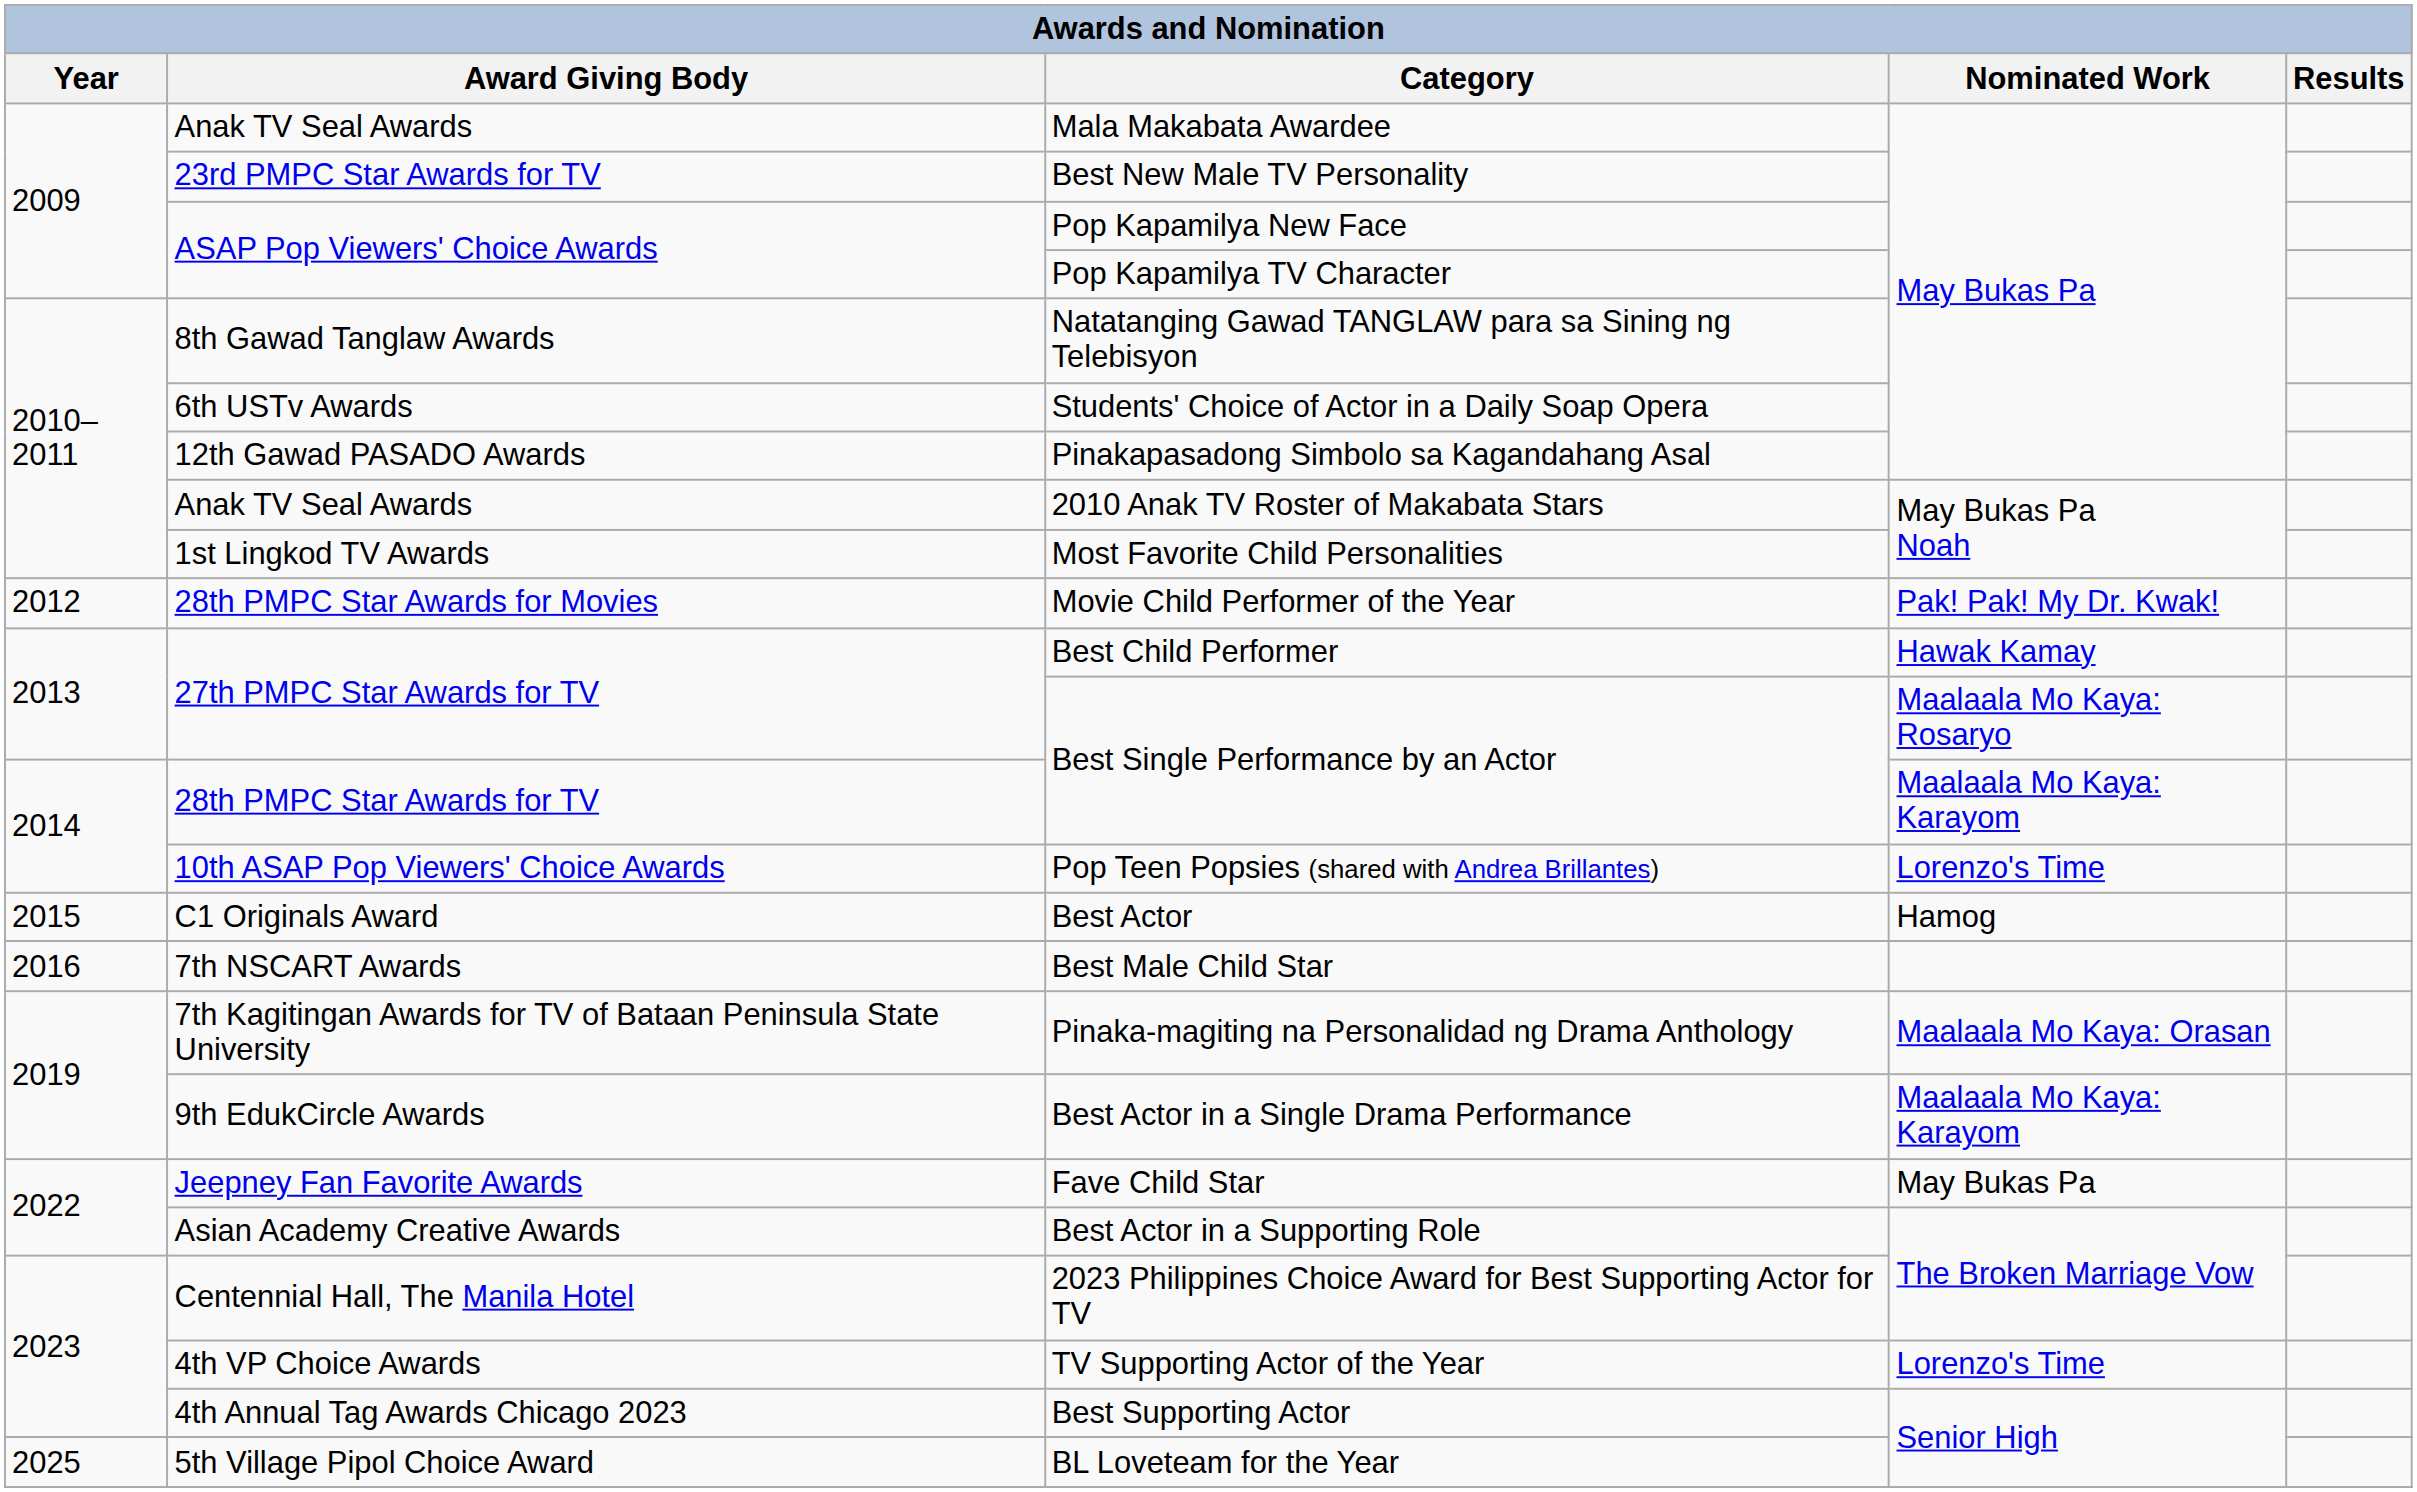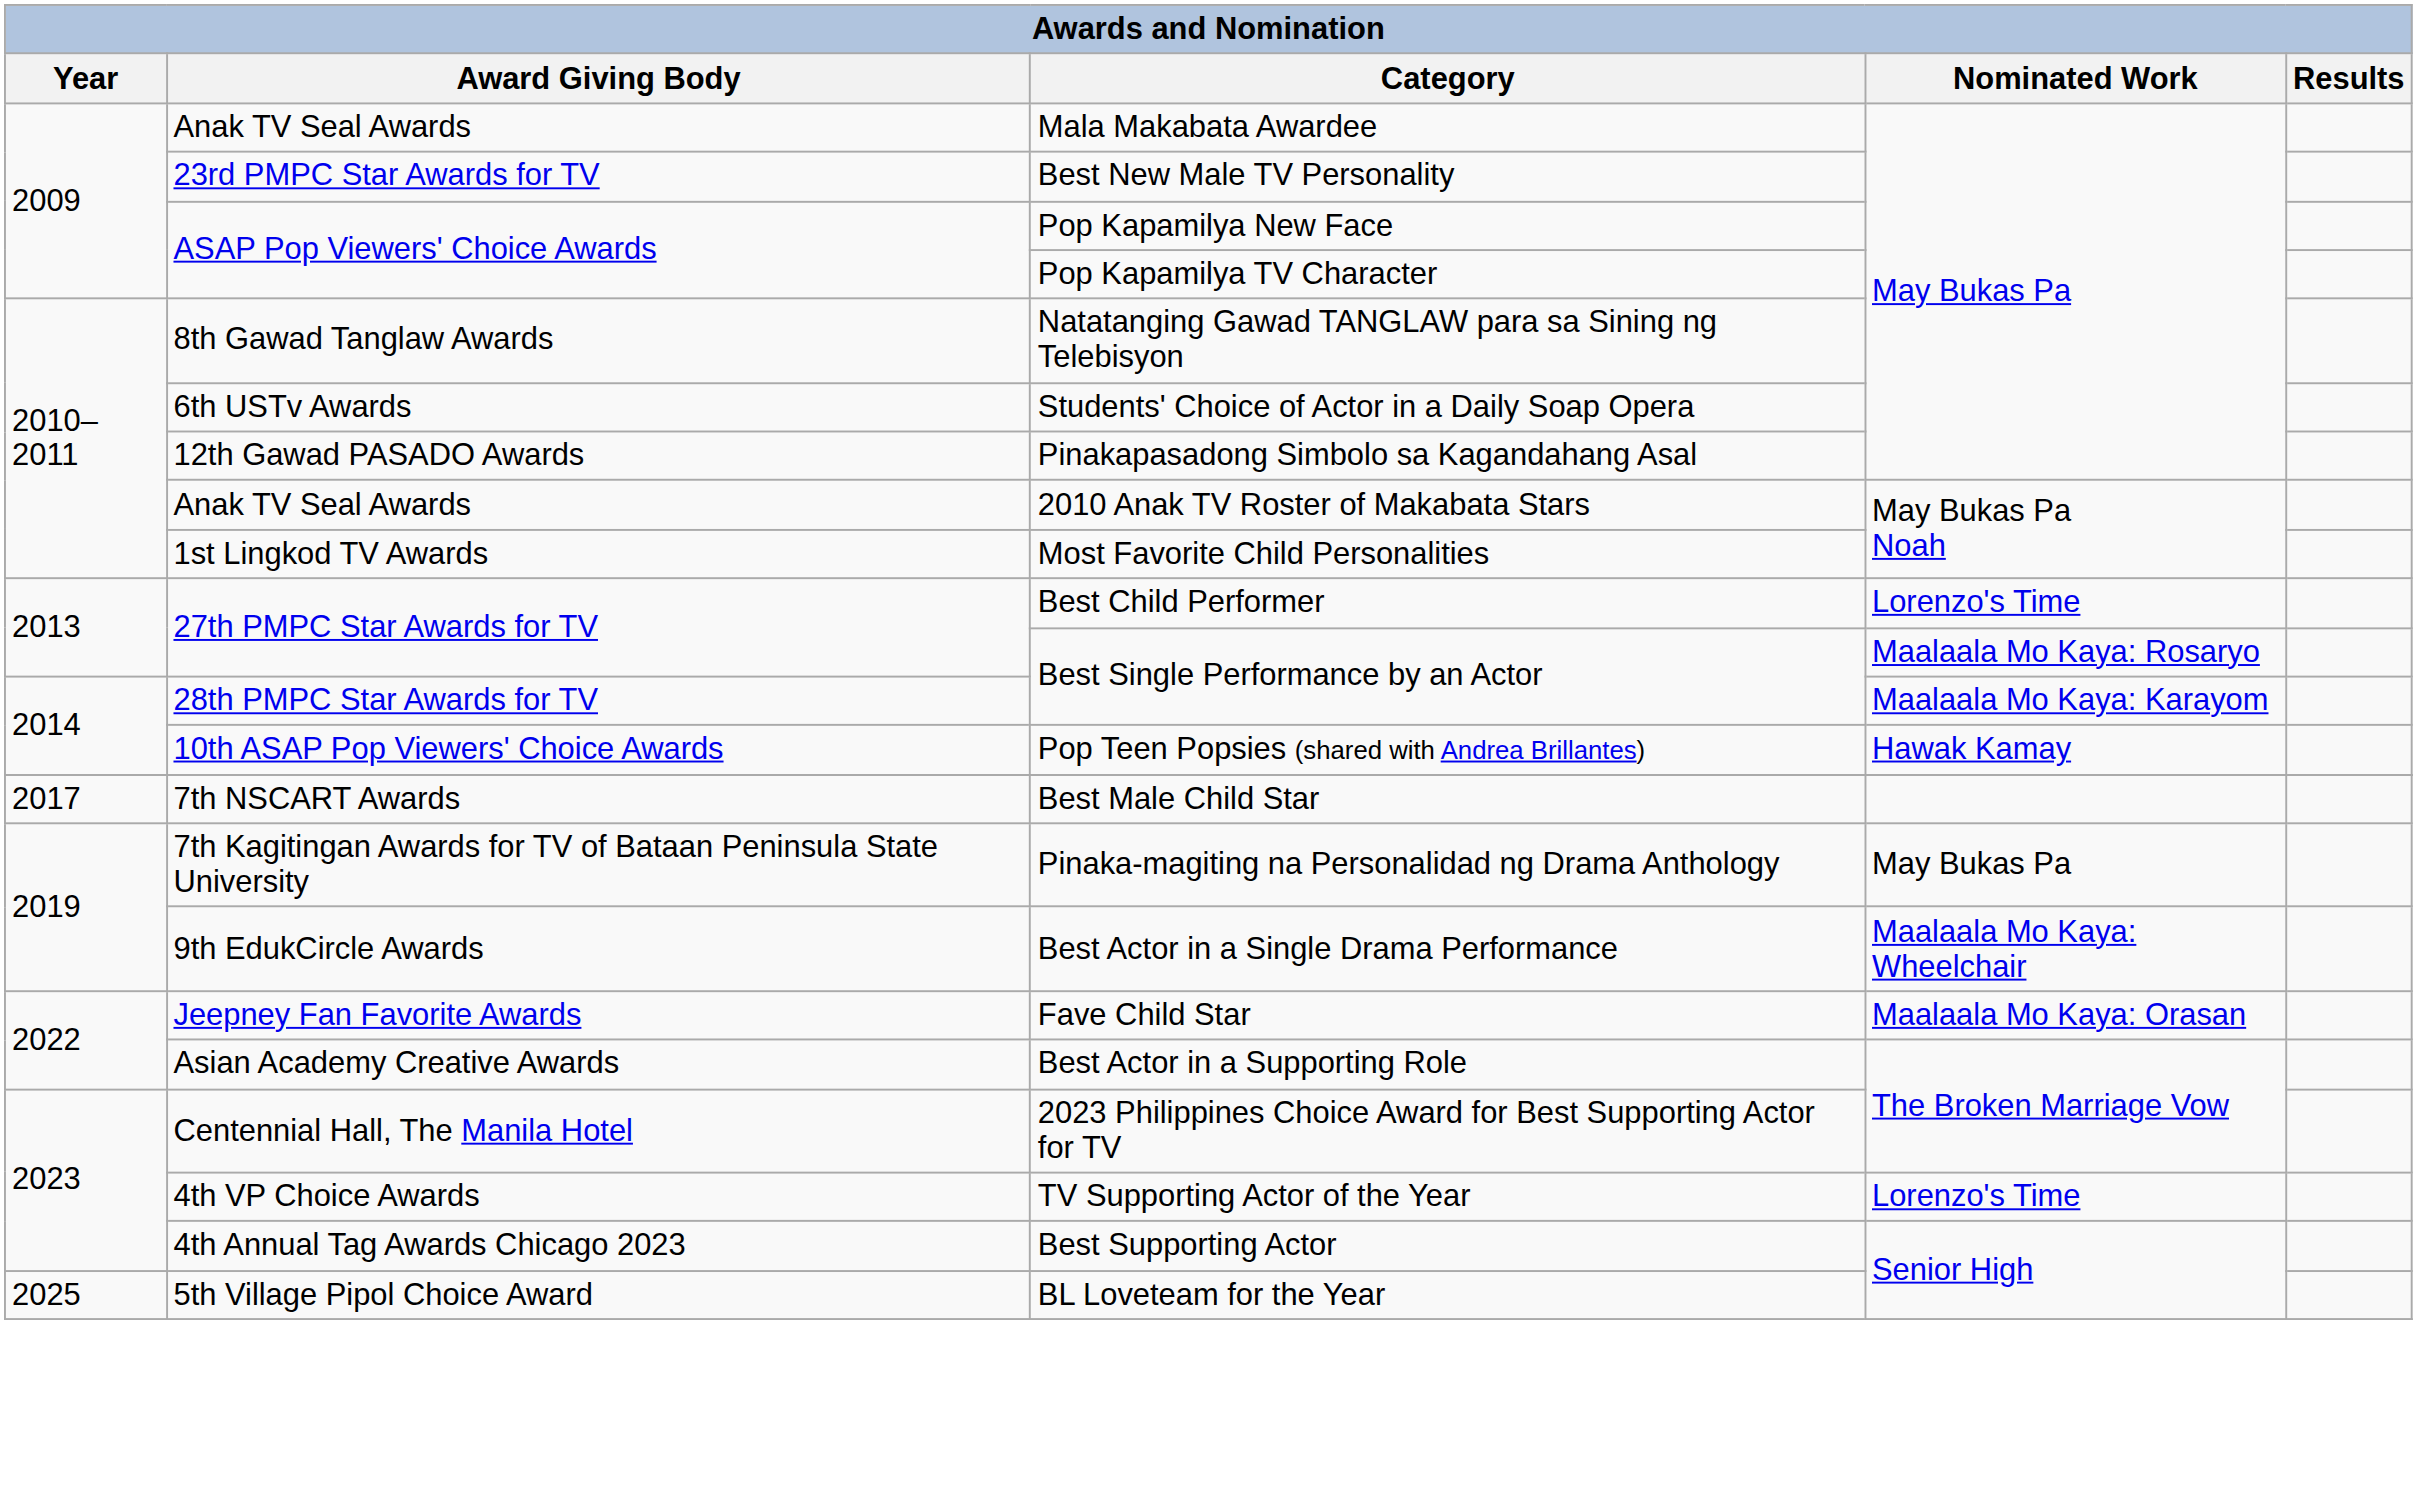- row: (416, 602)
(1996, 651) Hawak Kamay -> (1976, 602) Lorenzo's Time
(2001, 867) Lorenzo's Time -> (1972, 749) Hawak Kamay
- row: (306, 916)
(46, 965) 2016 -> (46, 798) 2017
(2084, 1032) Maalaala Mo Kaya: Orasan -> (1972, 864) May Bukas Pa
(2029, 1115) Maalaala Mo Kaya: Karayom -> (2004, 948) Maalaala Mo Kaya: Wheelchair
(1996, 1182) May Bukas Pa -> (2059, 1014) Maalaala Mo Kaya: Orasan
